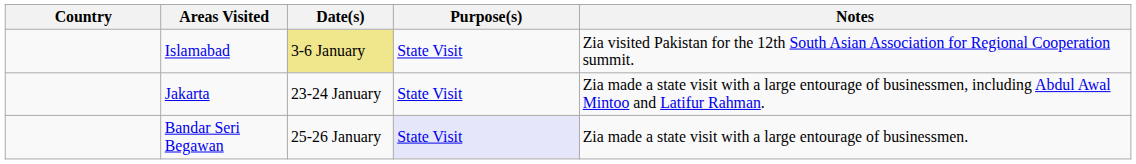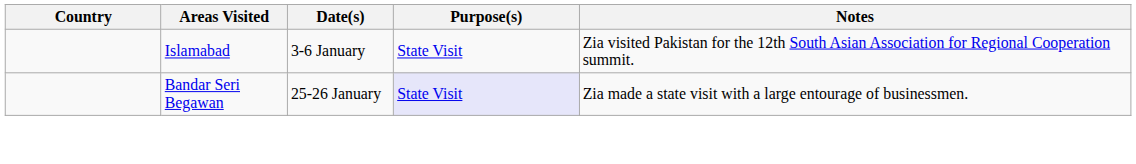(328, 51) khaki background -> (328, 51) no background
- row: (187, 94)
